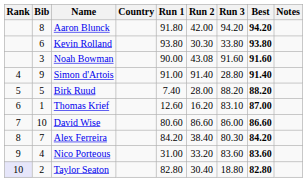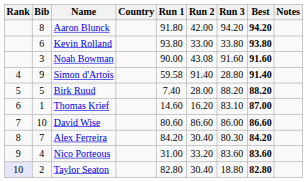(202, 43) 30.30 -> (202, 43) 33.00
(172, 75) 91.00 -> (172, 75) 59.58
(172, 106) 12.60 -> (172, 106) 14.60
(202, 138) 38.40 -> (202, 138) 30.40
